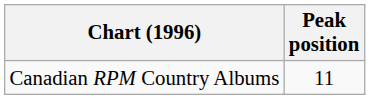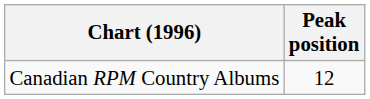(324, 77) 11 -> (324, 77) 12
